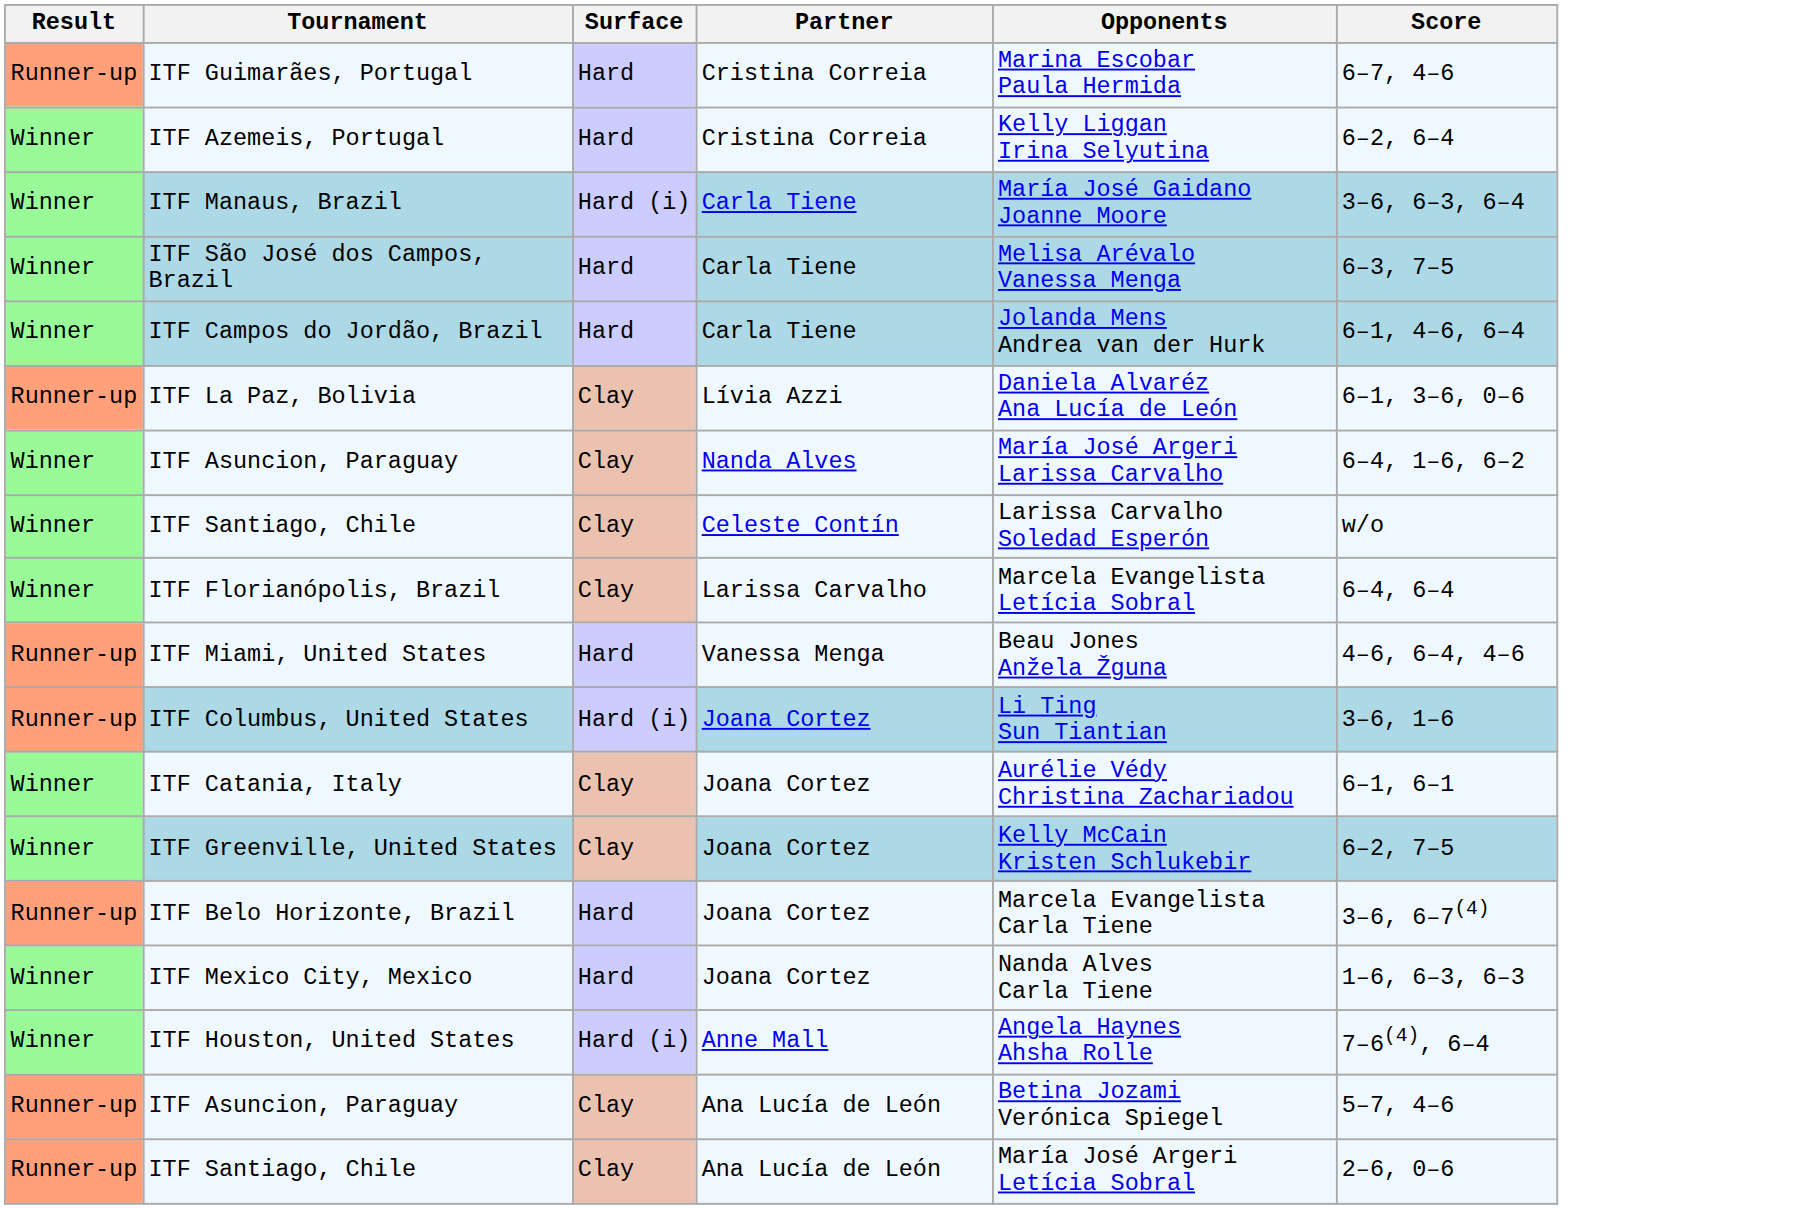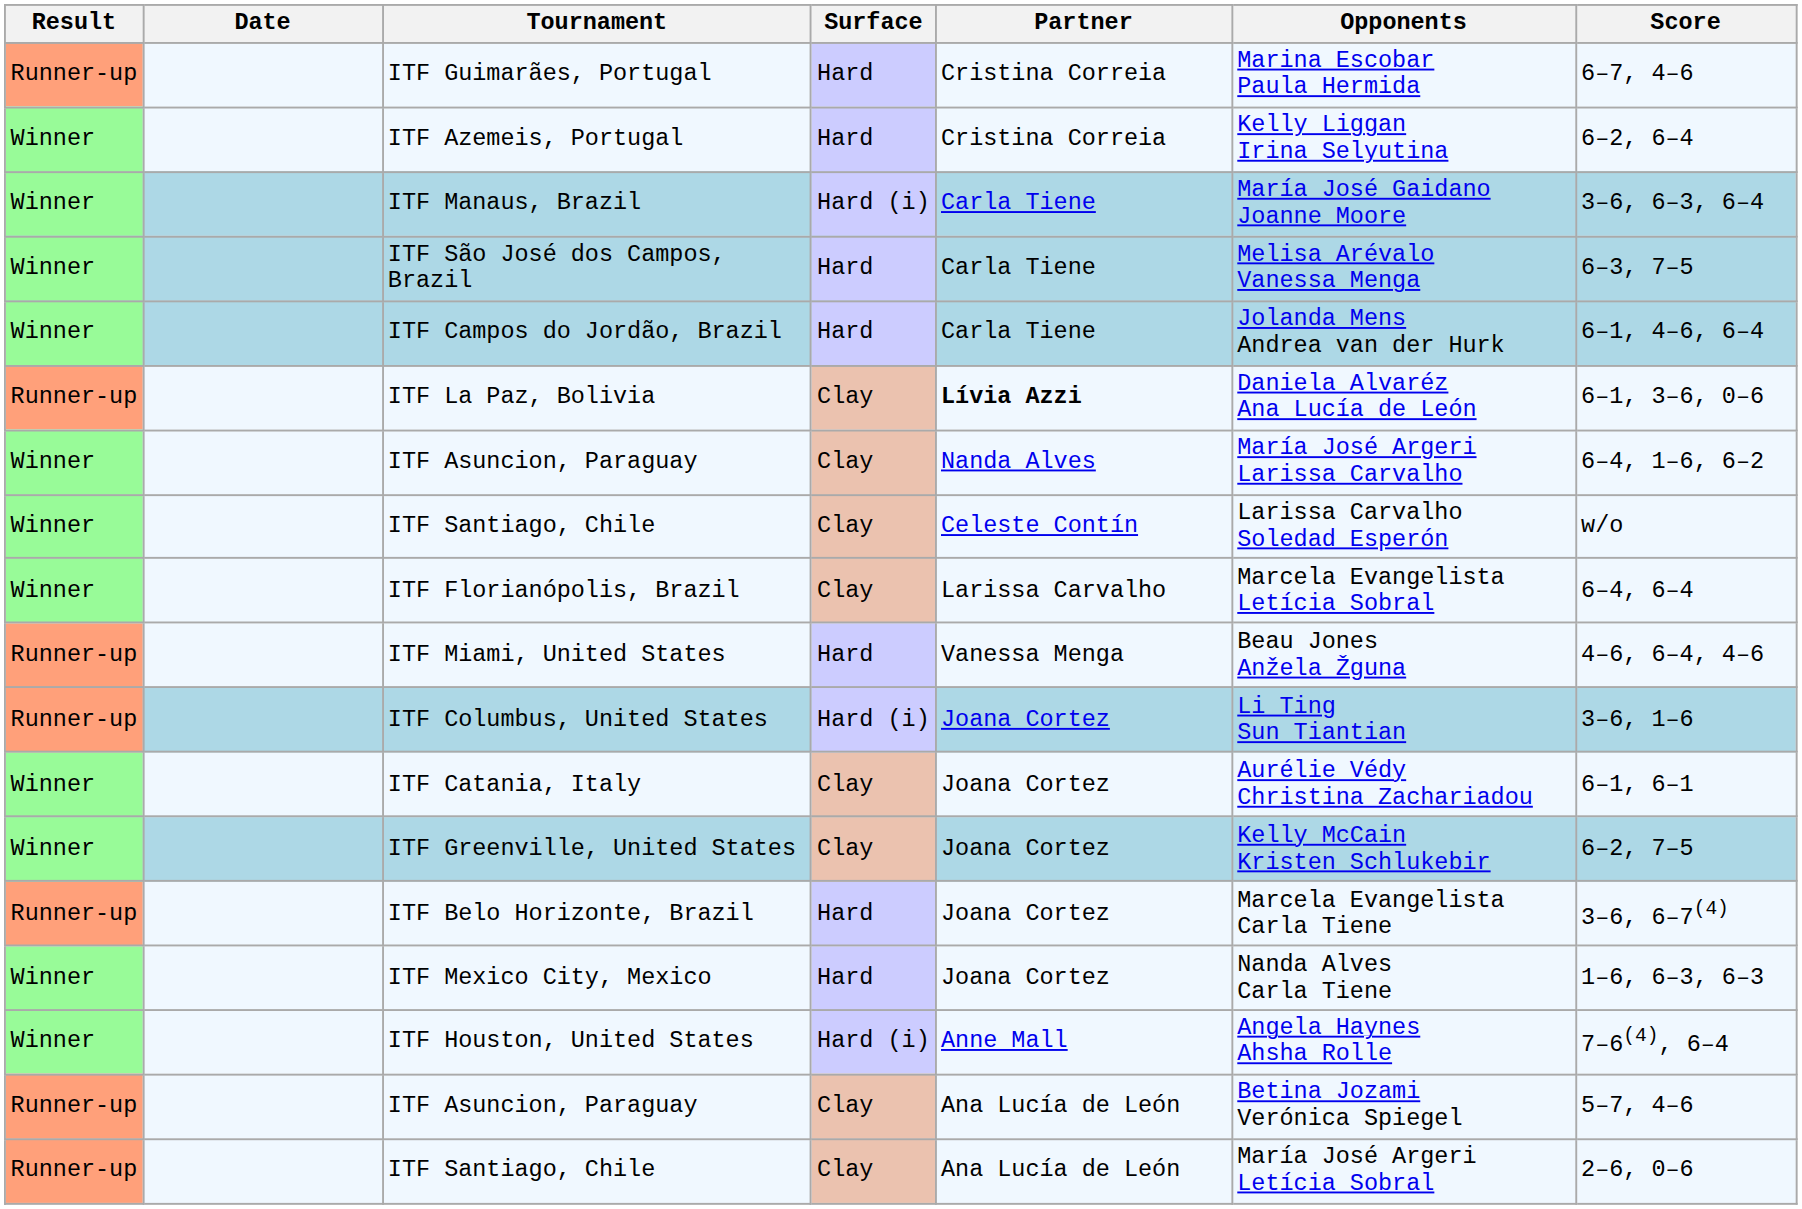+ column: (263, 24)
(772, 398) normal -> (1011, 398) bold
